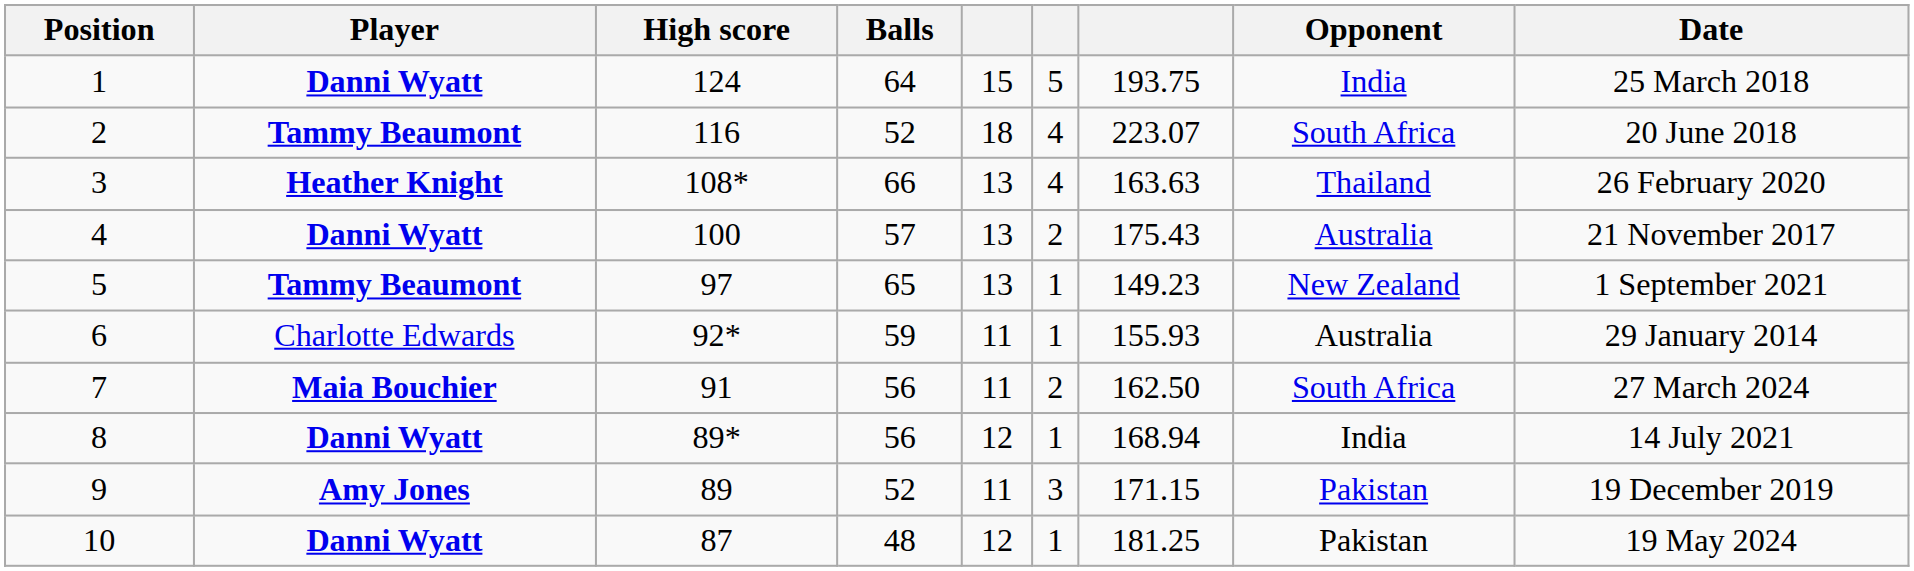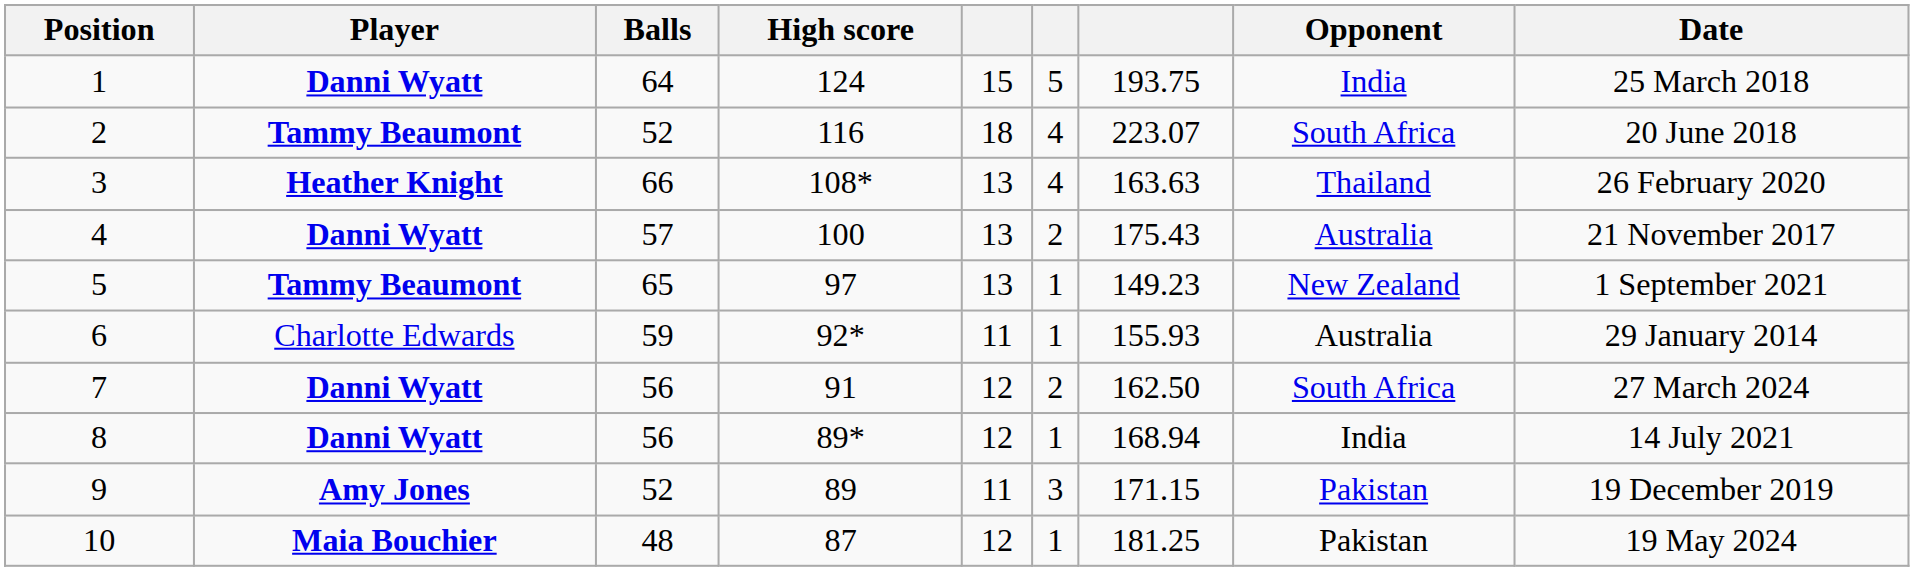columns swapped: (717, 30) <-> (900, 30)
(394, 387) Maia Bouchier -> (394, 387) Danni Wyatt
(997, 387) 11 -> (997, 387) 12
(394, 540) Danni Wyatt -> (394, 540) Maia Bouchier
